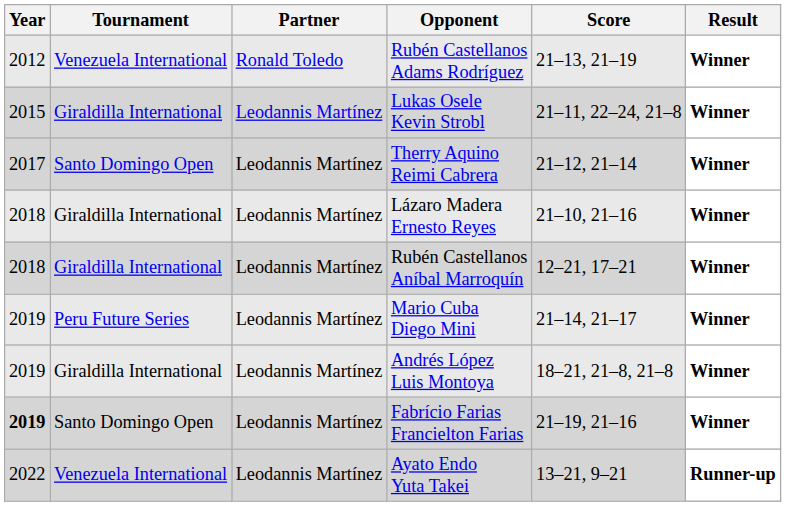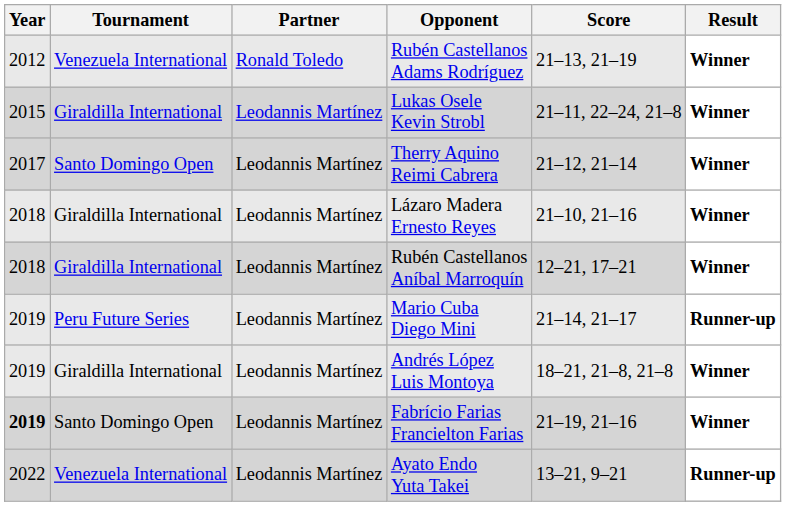(720, 319) Winner -> (733, 319) Runner-up
